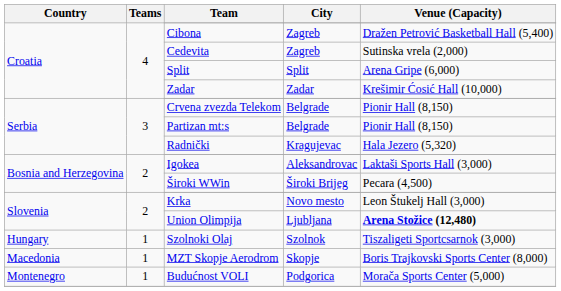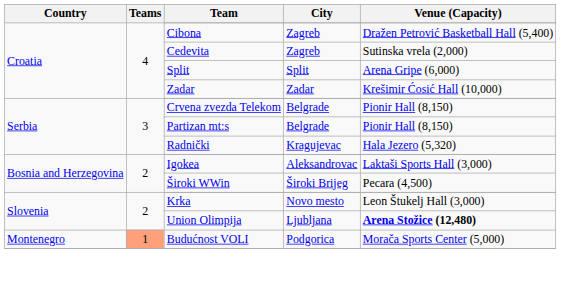- row: (28, 239)
- row: (33, 257)
(145, 276) no background -> (145, 239) lightsalmon background
